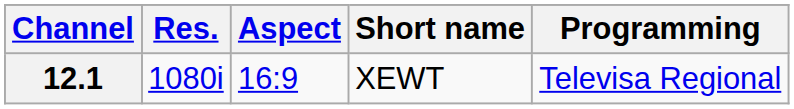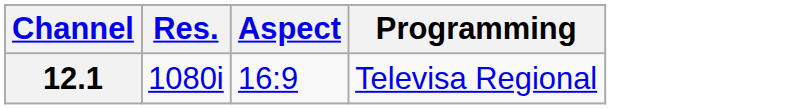- column: (440, 28)
